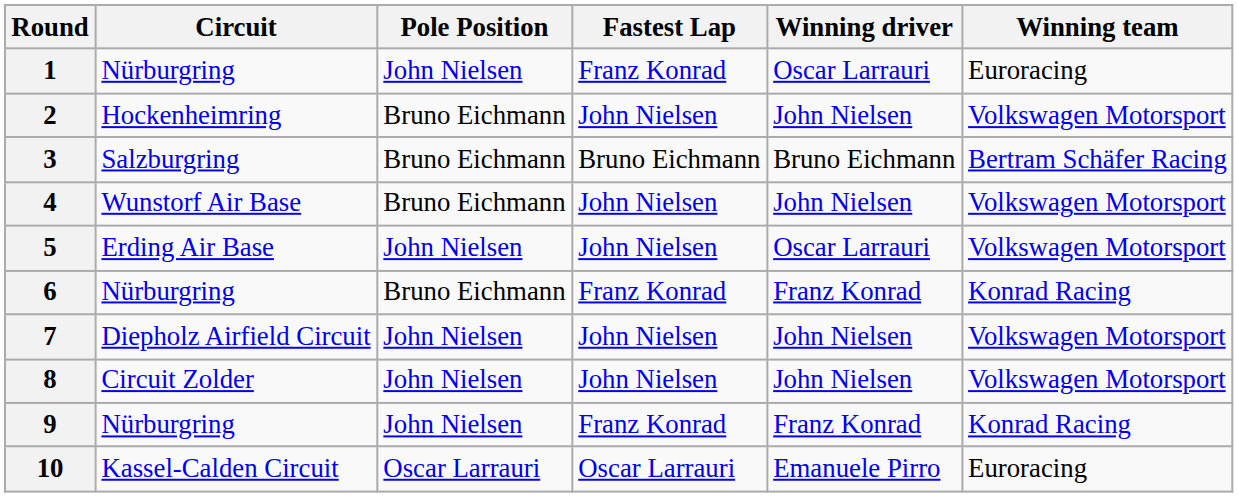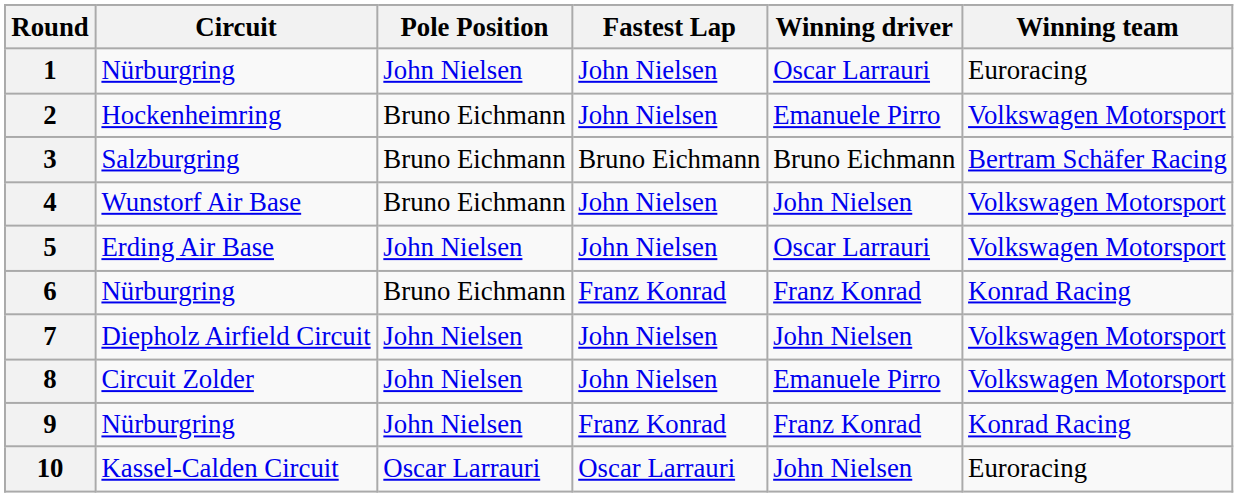(652, 70) Franz Konrad -> (648, 70) John Nielsen
(843, 114) John Nielsen -> (857, 114) Emanuele Pirro
(843, 379) John Nielsen -> (857, 379) Emanuele Pirro
(857, 468) Emanuele Pirro -> (843, 468) John Nielsen
